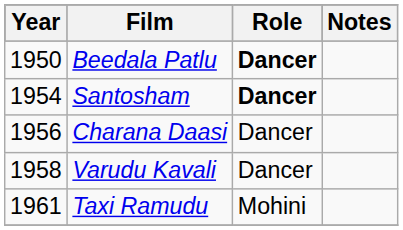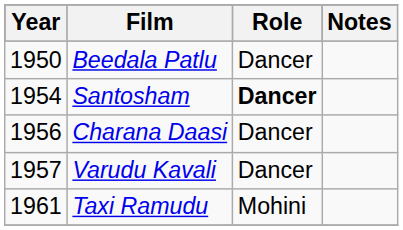(277, 59) bold -> (275, 59) normal
(36, 170) 1958 -> (36, 170) 1957
